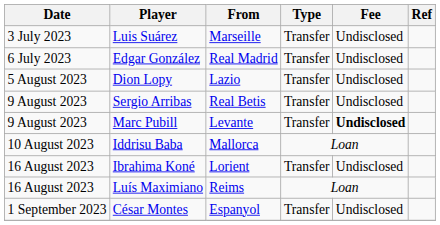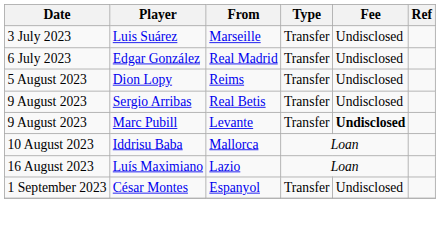(225, 79) Lazio -> (227, 79) Reims
- row: (154, 166)
(227, 187) Reims -> (225, 166) Lazio
